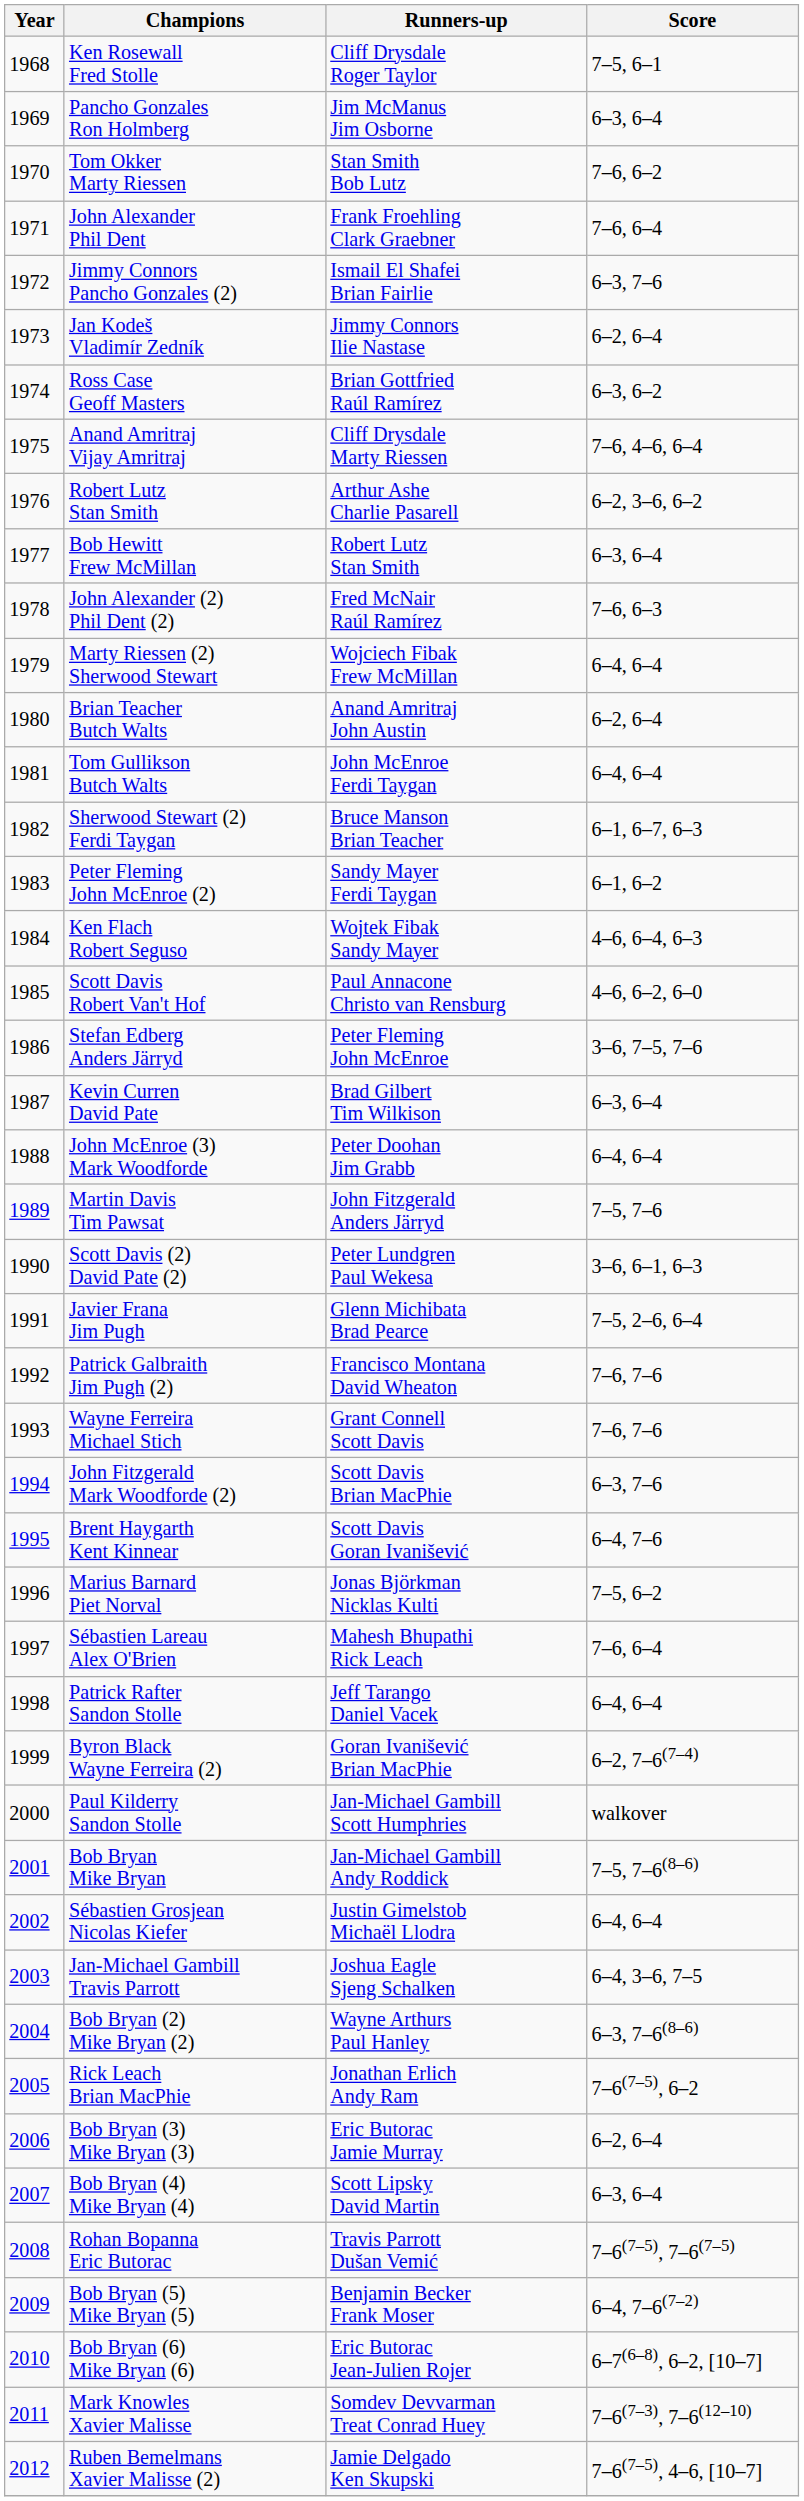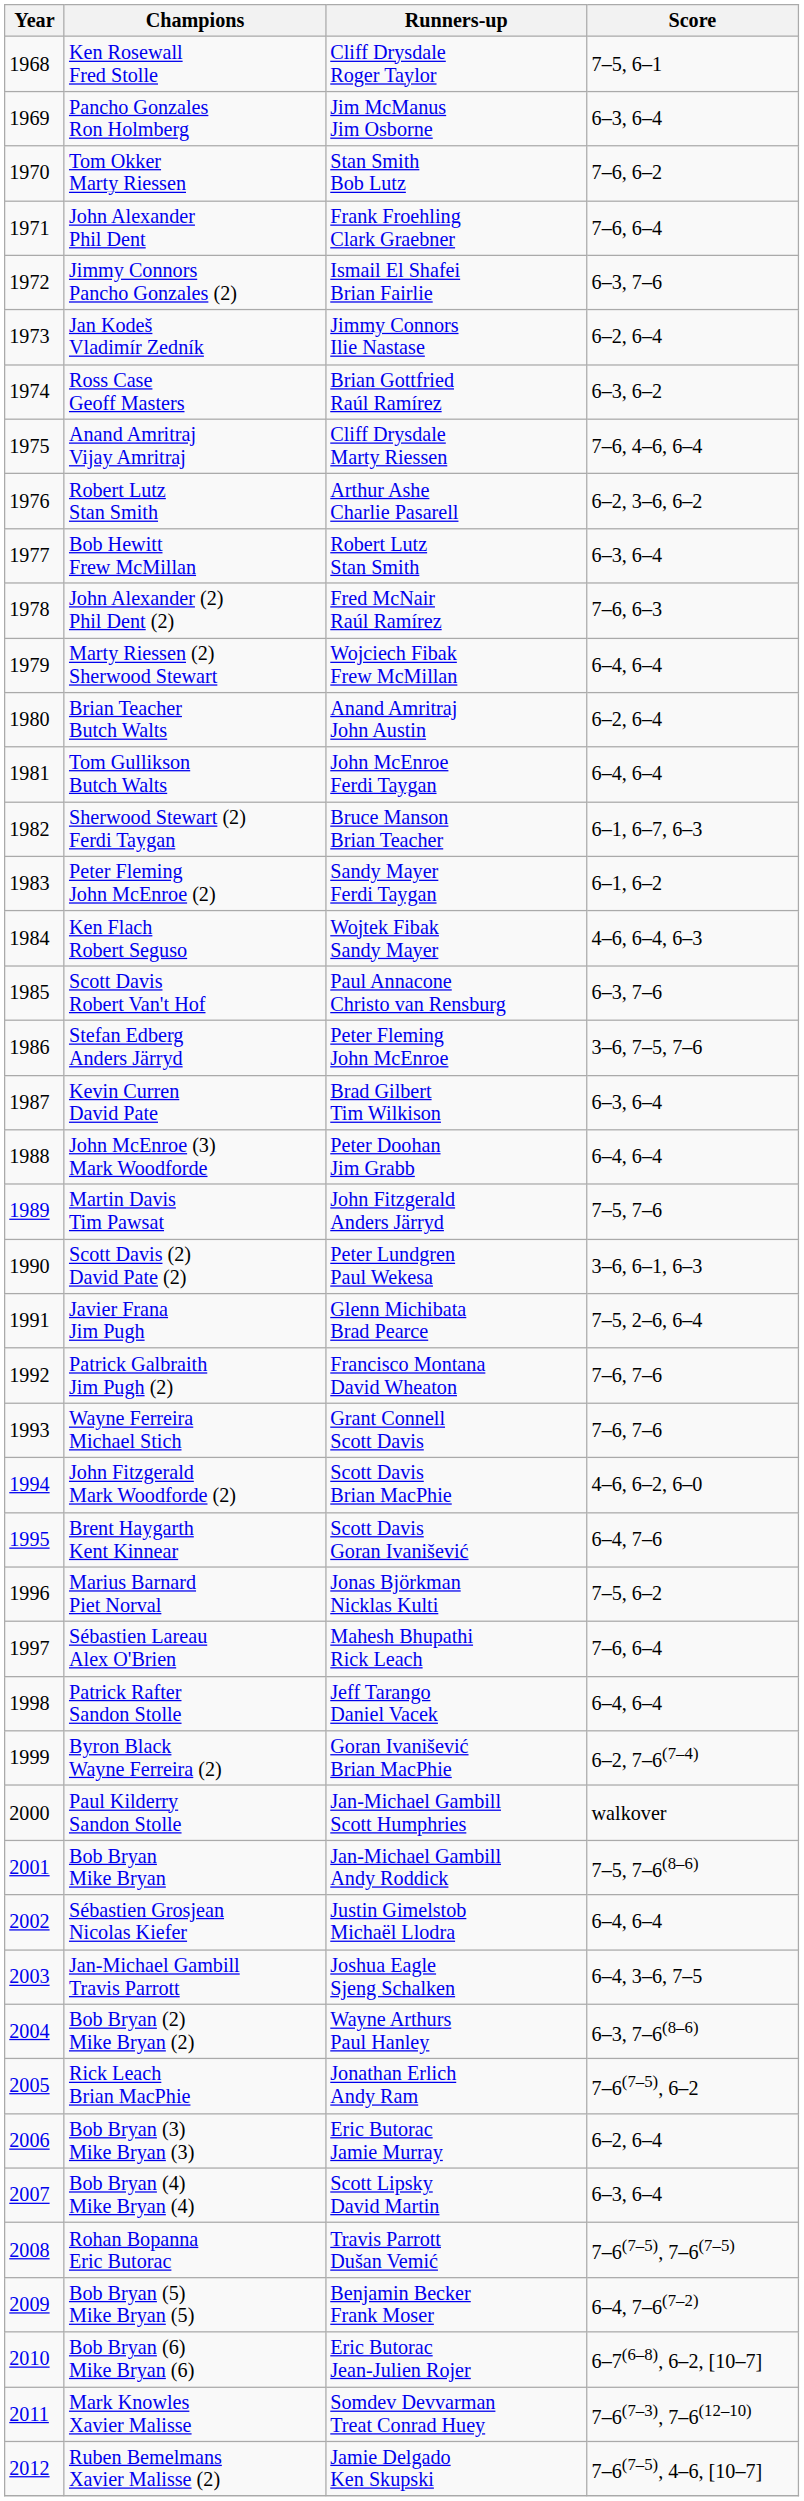(647, 992) 4–6, 6–2, 6–0 -> (627, 992) 6–3, 7–6
(627, 1484) 6–3, 7–6 -> (647, 1484) 4–6, 6–2, 6–0
